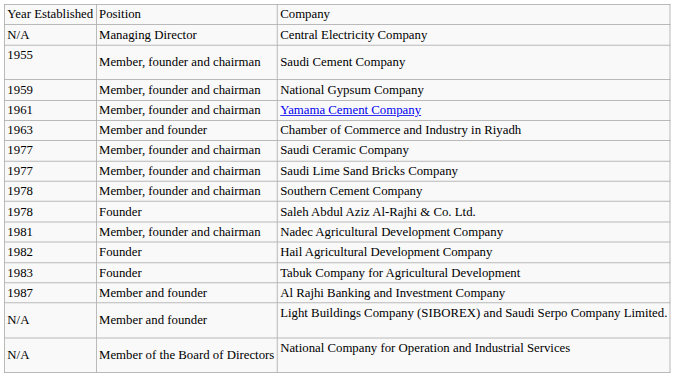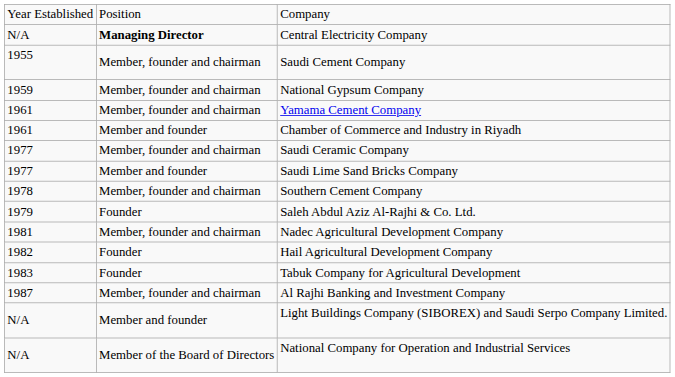(148, 34) normal -> (151, 34) bold
(20, 130) 1963 -> (20, 130) 1961
(180, 171) Member, founder and chairman -> (153, 171) Member and founder
(20, 211) 1978 -> (20, 211) 1979
(153, 292) Member and founder -> (180, 292) Member, founder and chairman
